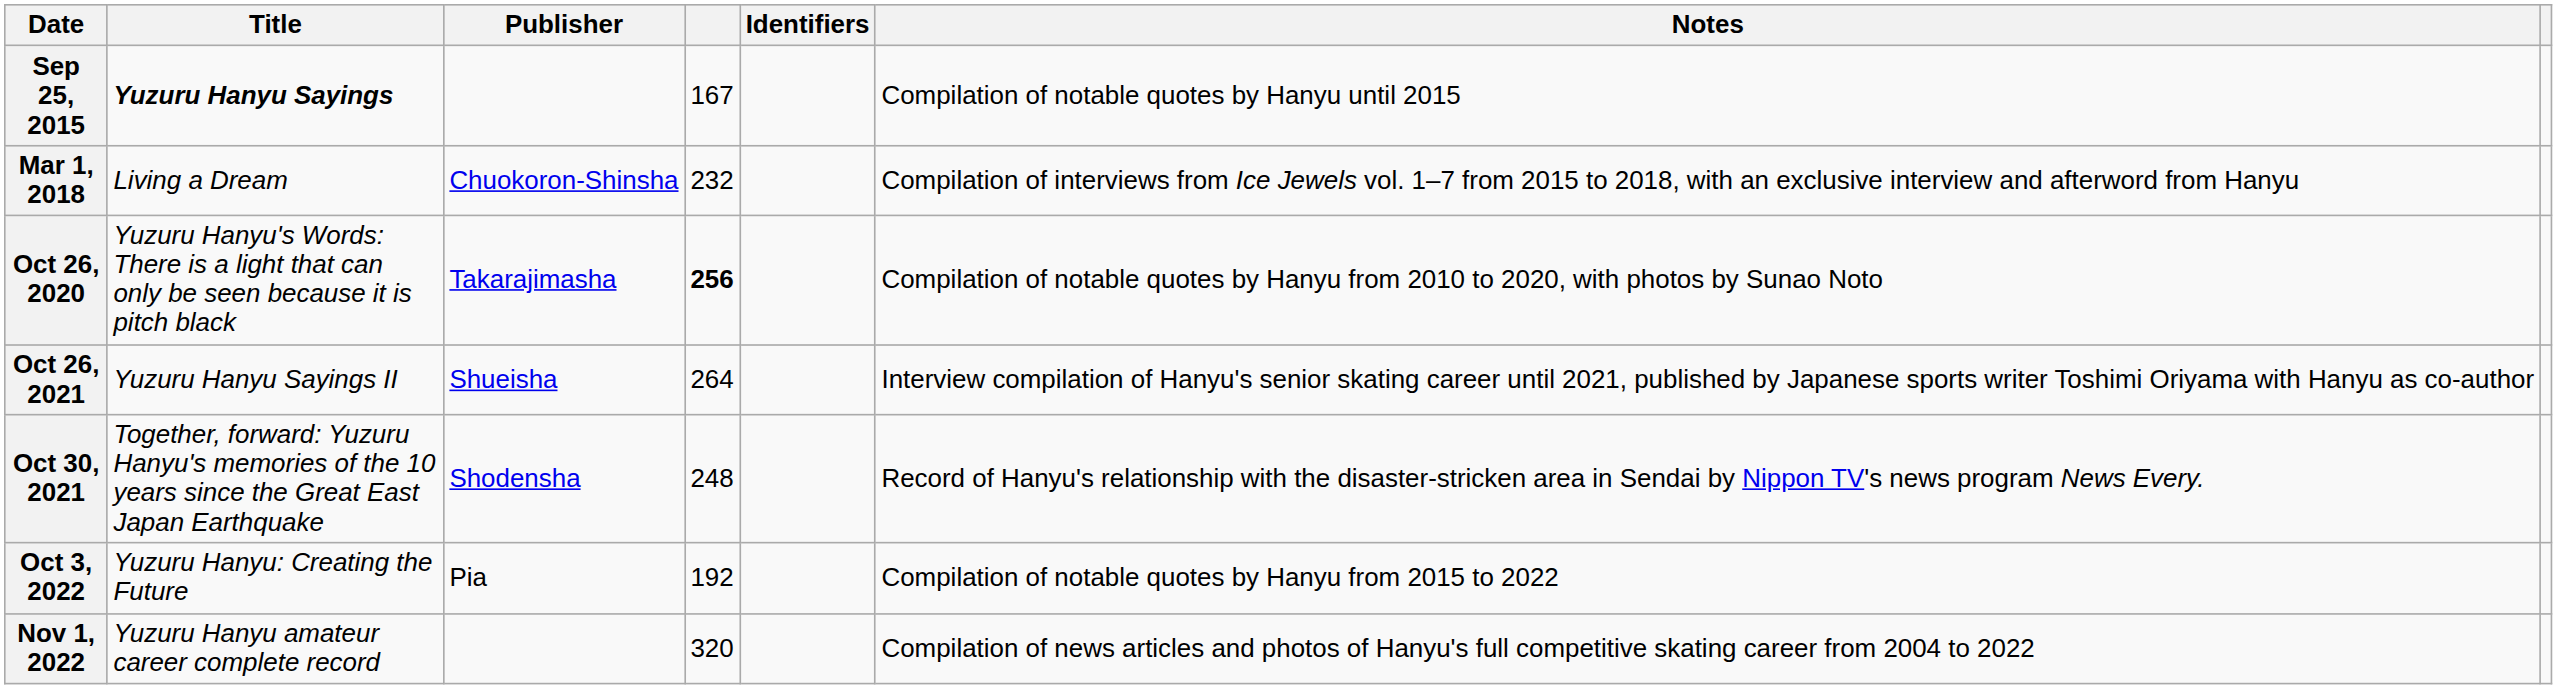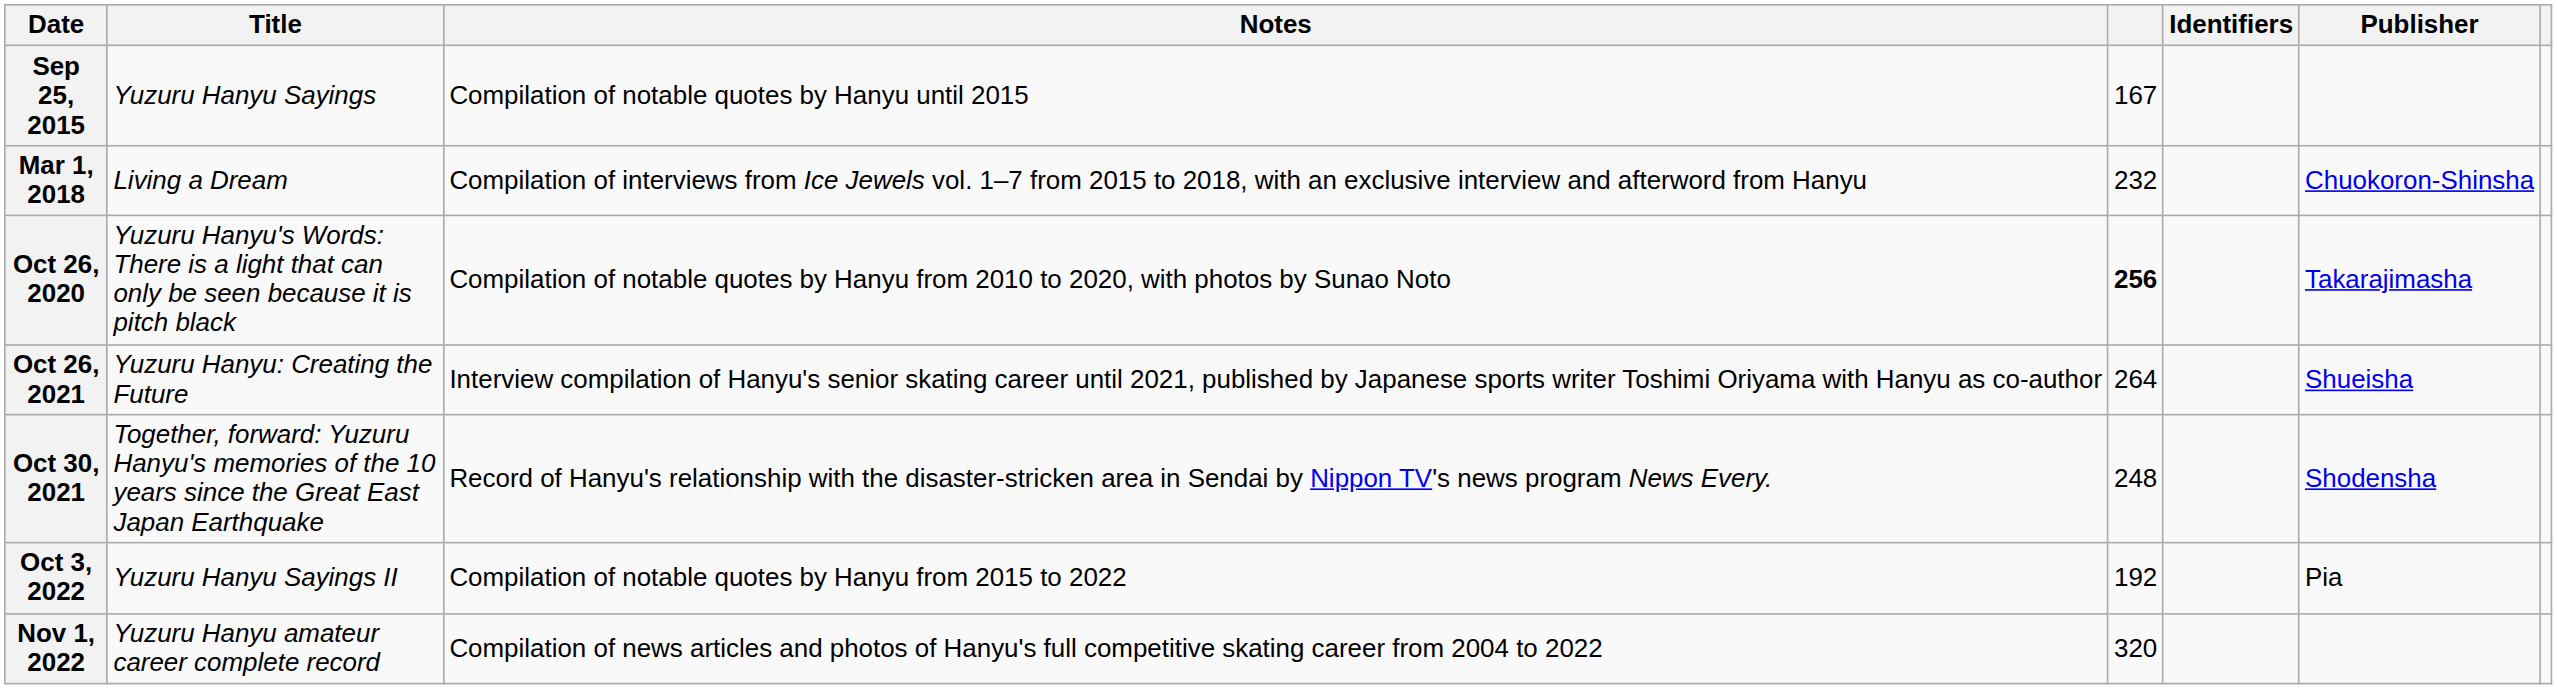columns swapped: (564, 25) <-> (1708, 25)
(253, 95) bold -> (245, 95) normal
(256, 379) Yuzuru Hanyu Sayings II -> (273, 379) Yuzuru Hanyu: Creating the Future
(273, 577) Yuzuru Hanyu: Creating the Future -> (256, 577) Yuzuru Hanyu Sayings II
